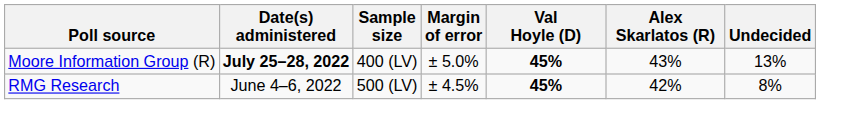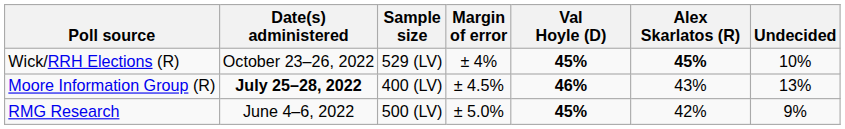+ row: (94, 61)
(454, 61) ± 5.0% -> (479, 87) ± 4.5%
(546, 61) 45% -> (571, 87) 46%
(454, 87) ± 4.5% -> (479, 112) ± 5.0%
(770, 87) 8% -> (795, 112) 9%
